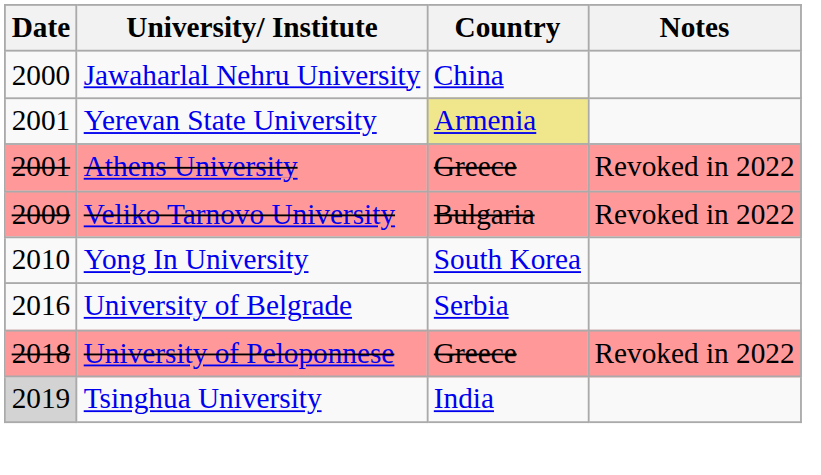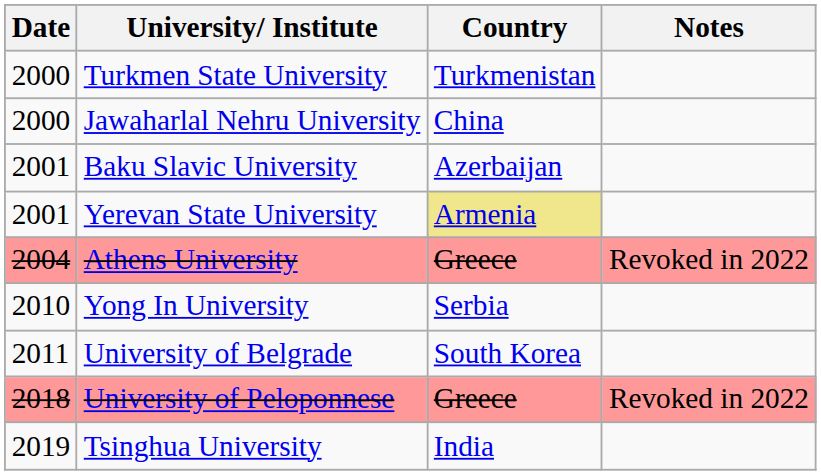+ row: (235, 74)
+ row: (220, 167)
(41, 167) 2001 -> (41, 259) 2004
- row: (239, 213)
(507, 259) South Korea -> (471, 306) Serbia
(41, 306) 2016 -> (40, 352) 2011
(471, 306) Serbia -> (507, 352) South Korea
(41, 399) lightgrey background -> (41, 445) no background
